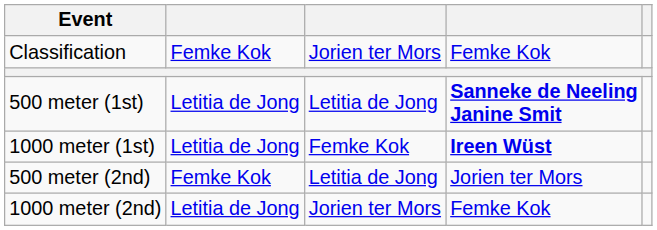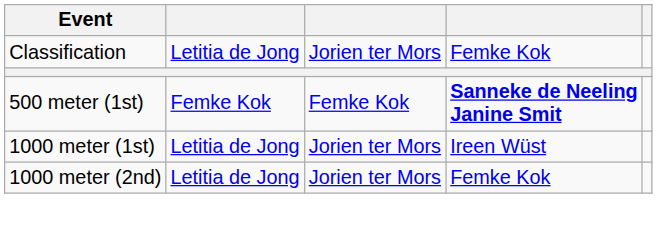(221, 51) Femke Kok -> (235, 51) Letitia de Jong
(235, 103) Letitia de Jong -> (221, 103) Femke Kok
(373, 103) Letitia de Jong -> (359, 103) Femke Kok
(359, 146) Femke Kok -> (375, 146) Jorien ter Mors
(501, 146) bold -> (498, 146) normal
- row: (80, 177)
